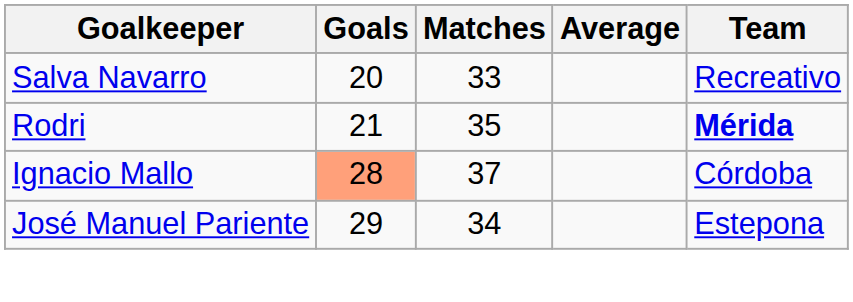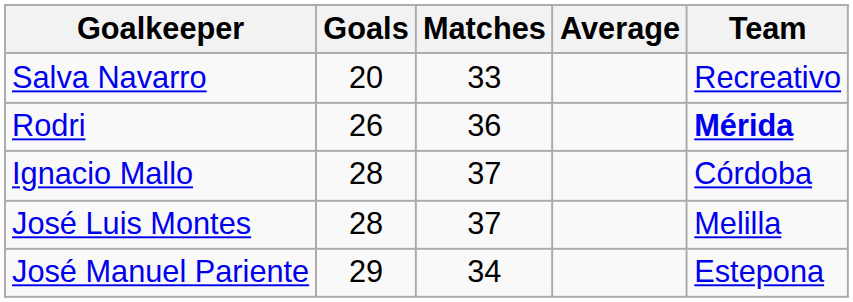(366, 126) 21 -> (366, 126) 26
(484, 126) 35 -> (484, 126) 36
(366, 175) lightsalmon background -> (366, 175) no background
+ row: (132, 223)
